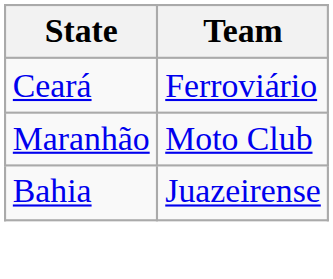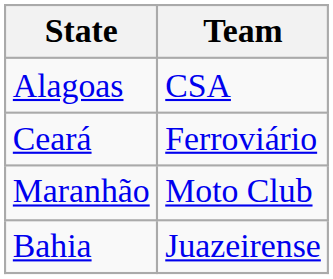+ row: (68, 84)
